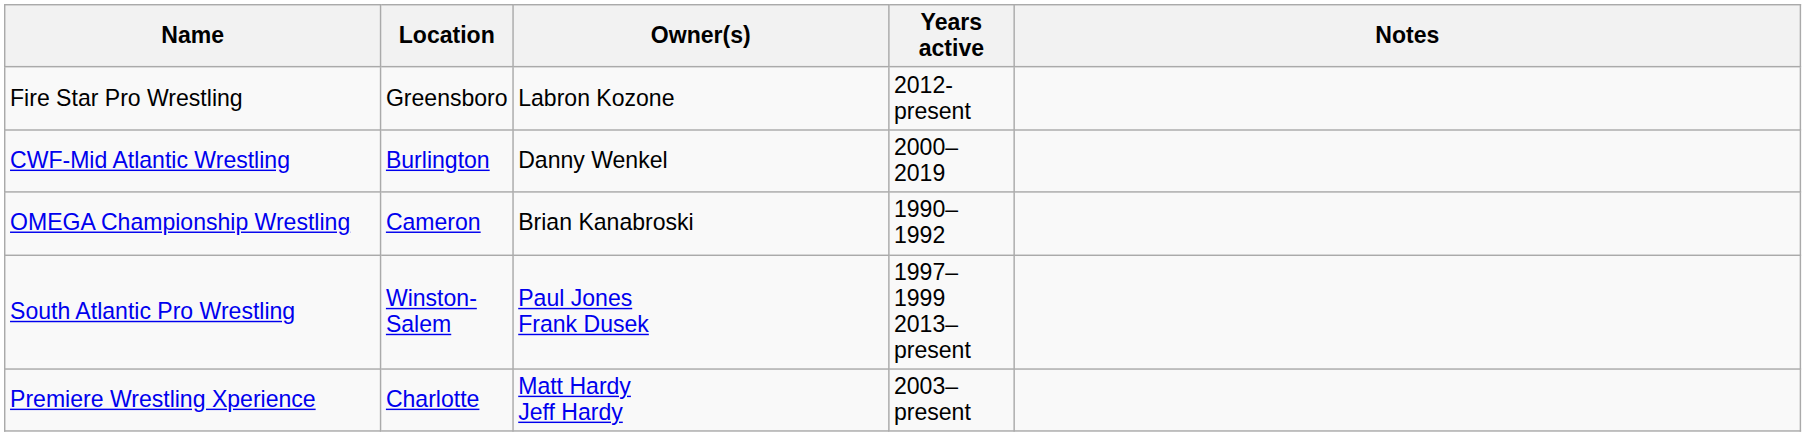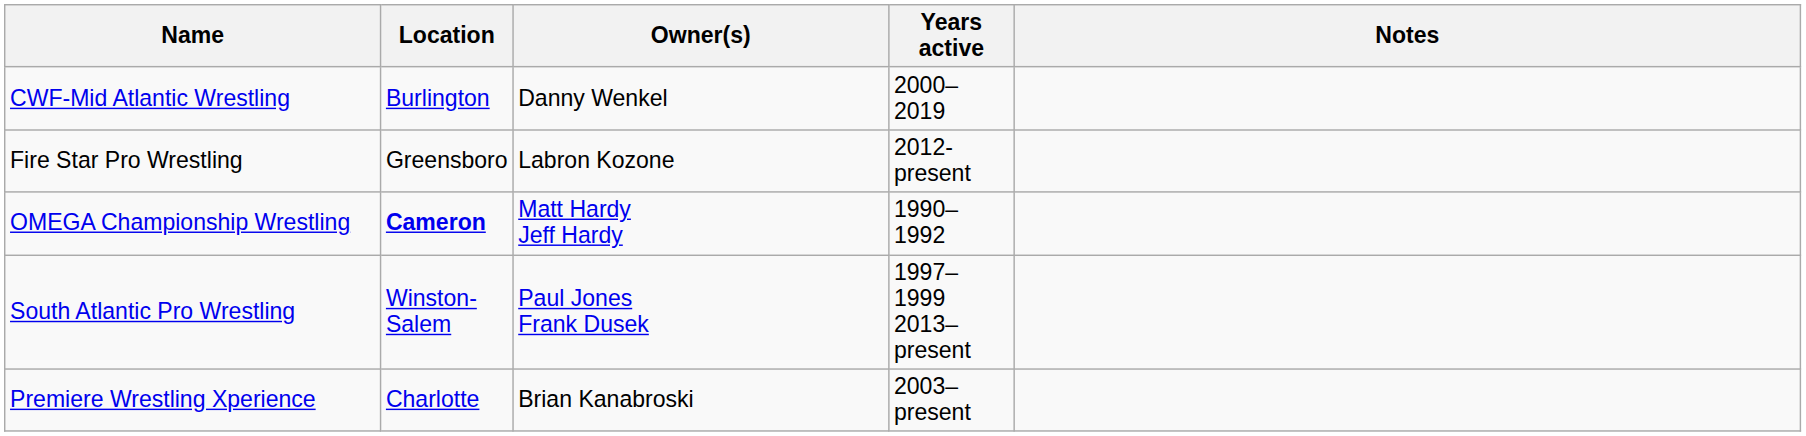rows swapped: (150, 160) <-> (126, 98)
(433, 223) normal -> (436, 223) bold
(606, 223) Brian Kanabroski -> (575, 223) Matt Hardy Jeff Hardy
(575, 399) Matt Hardy Jeff Hardy -> (606, 399) Brian Kanabroski
